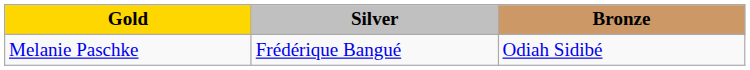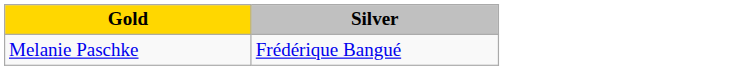- column: (622, 19)
